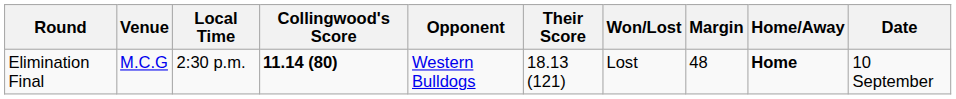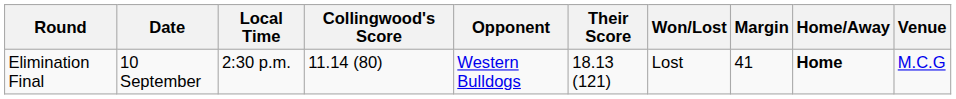columns swapped: (900, 27) <-> (145, 27)
(300, 63) bold -> (345, 63) normal
(698, 63) 48 -> (744, 63) 41
